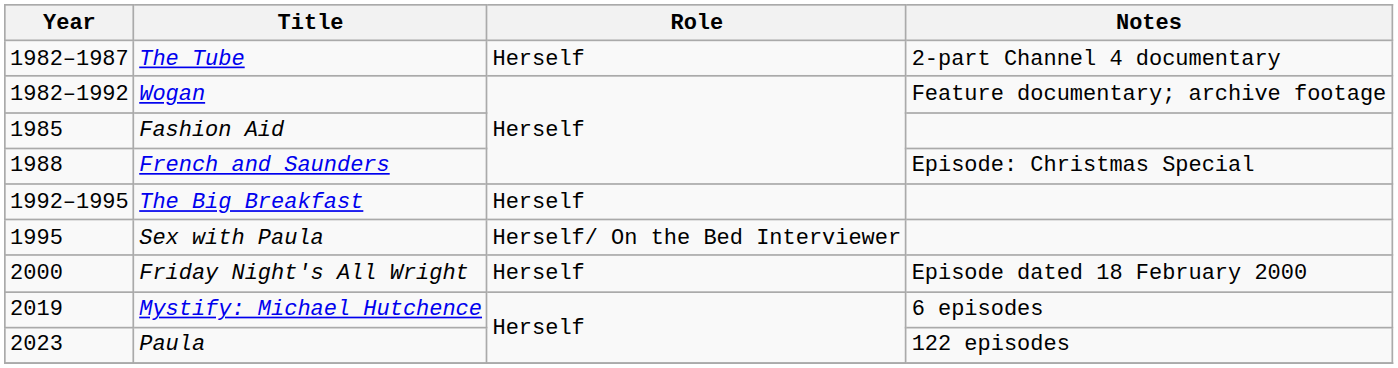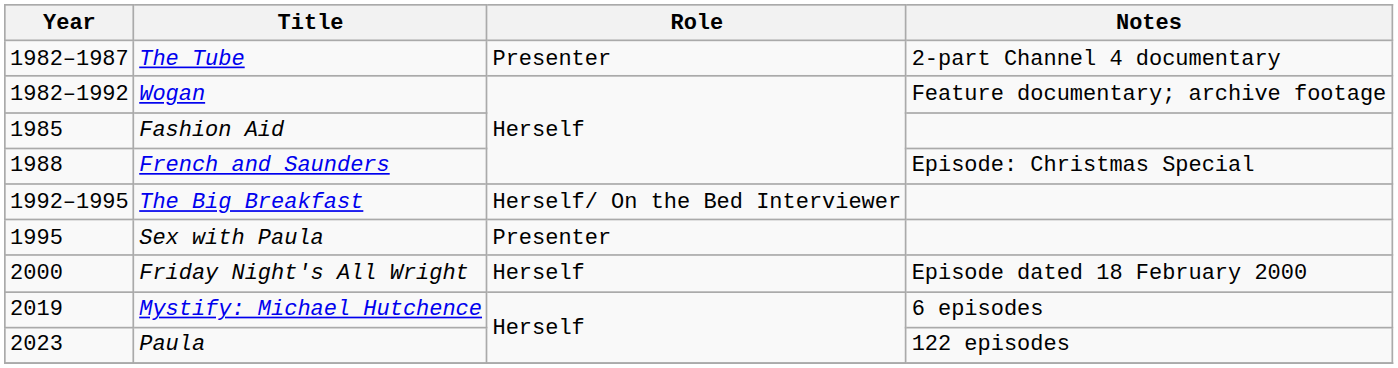(539, 59) Herself -> (552, 59) Presenter
(539, 202) Herself -> (697, 202) Herself/ On the Bed Interviewer
(697, 238) Herself/ On the Bed Interviewer -> (552, 238) Presenter
